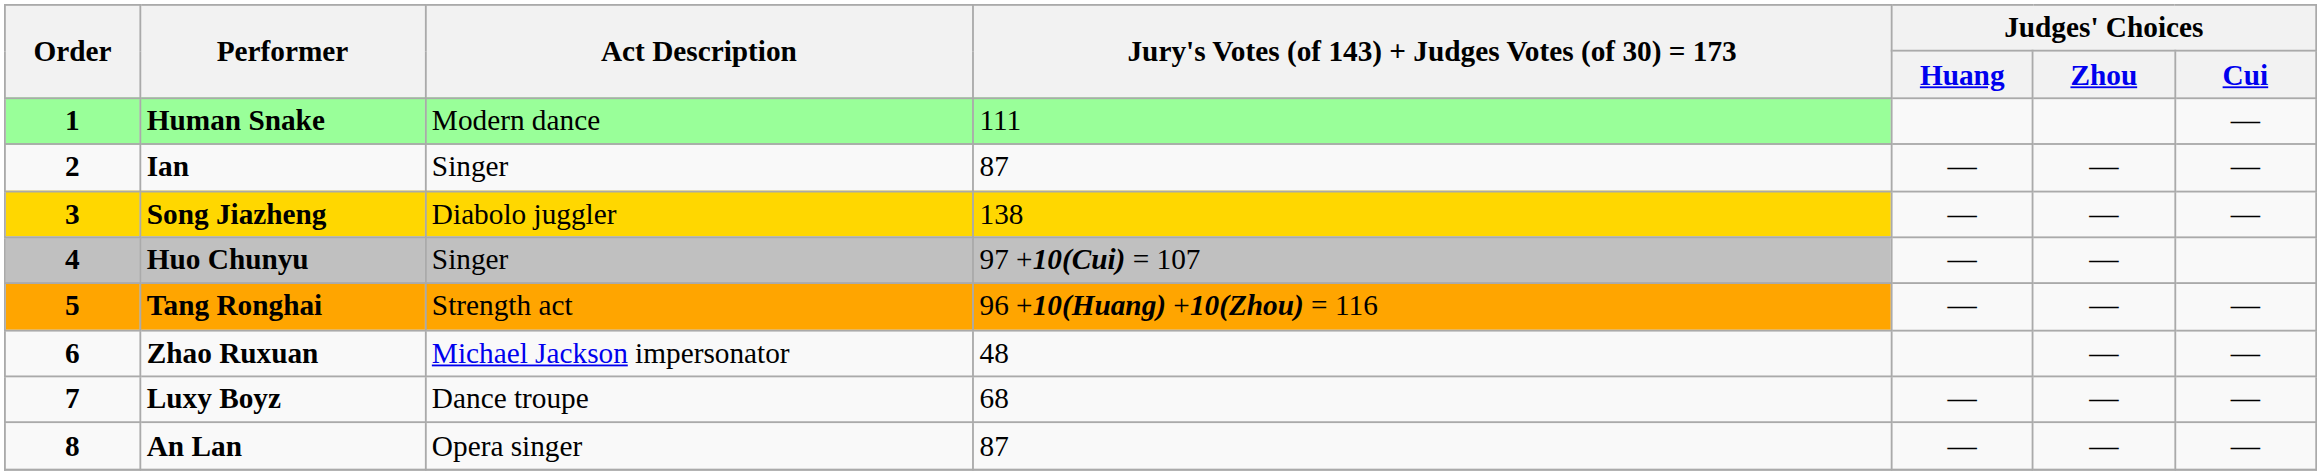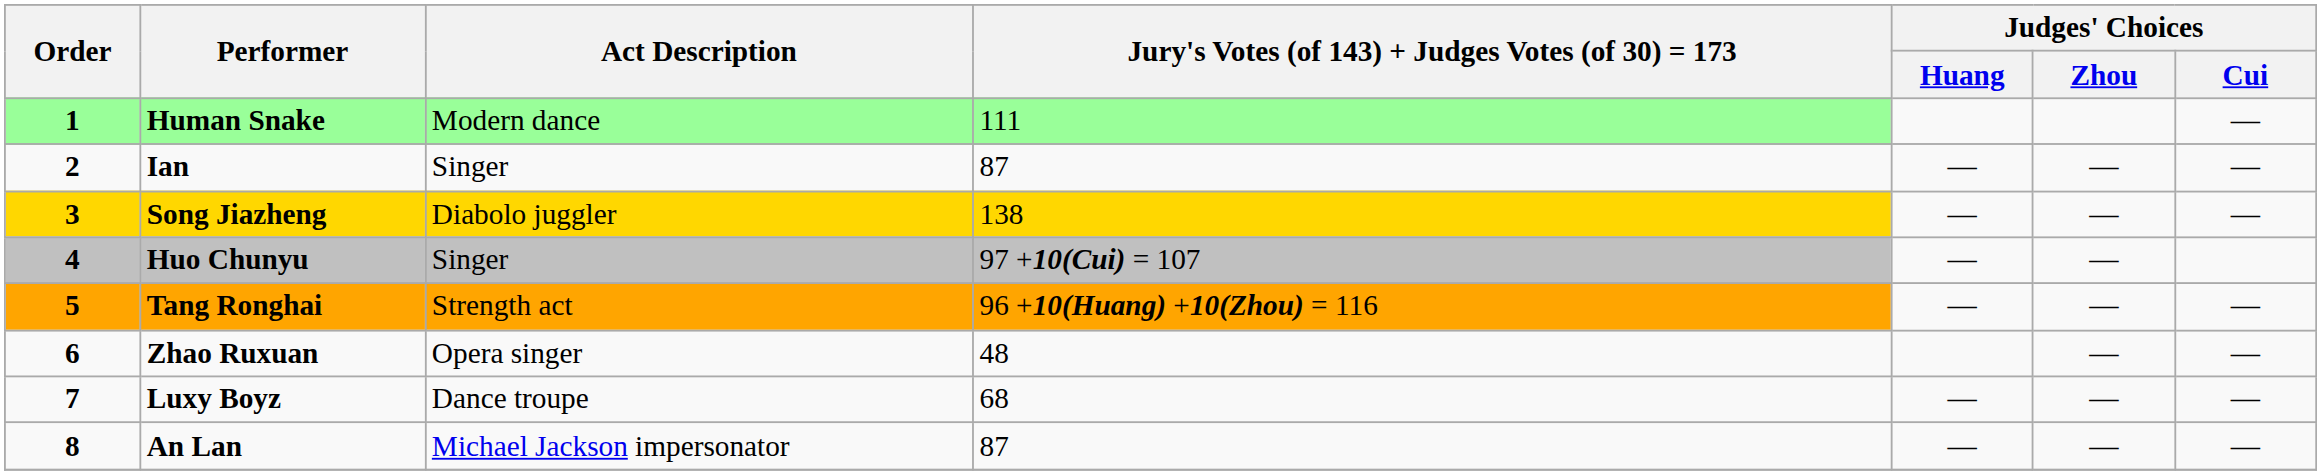(611, 352) Michael Jackson impersonator -> (507, 352) Opera singer
(507, 445) Opera singer -> (611, 445) Michael Jackson impersonator
